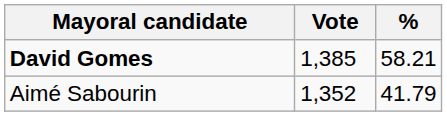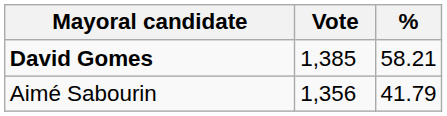(328, 93) 1,352 -> (328, 93) 1,356
